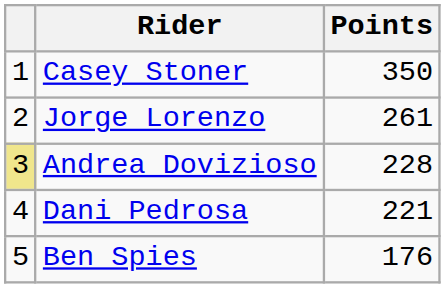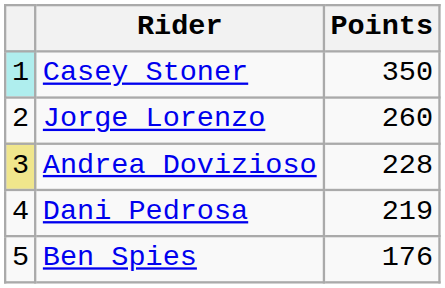(21, 75) no background -> (21, 75) paleturquoise background
(407, 121) 261 -> (407, 121) 260
(407, 213) 221 -> (407, 213) 219
